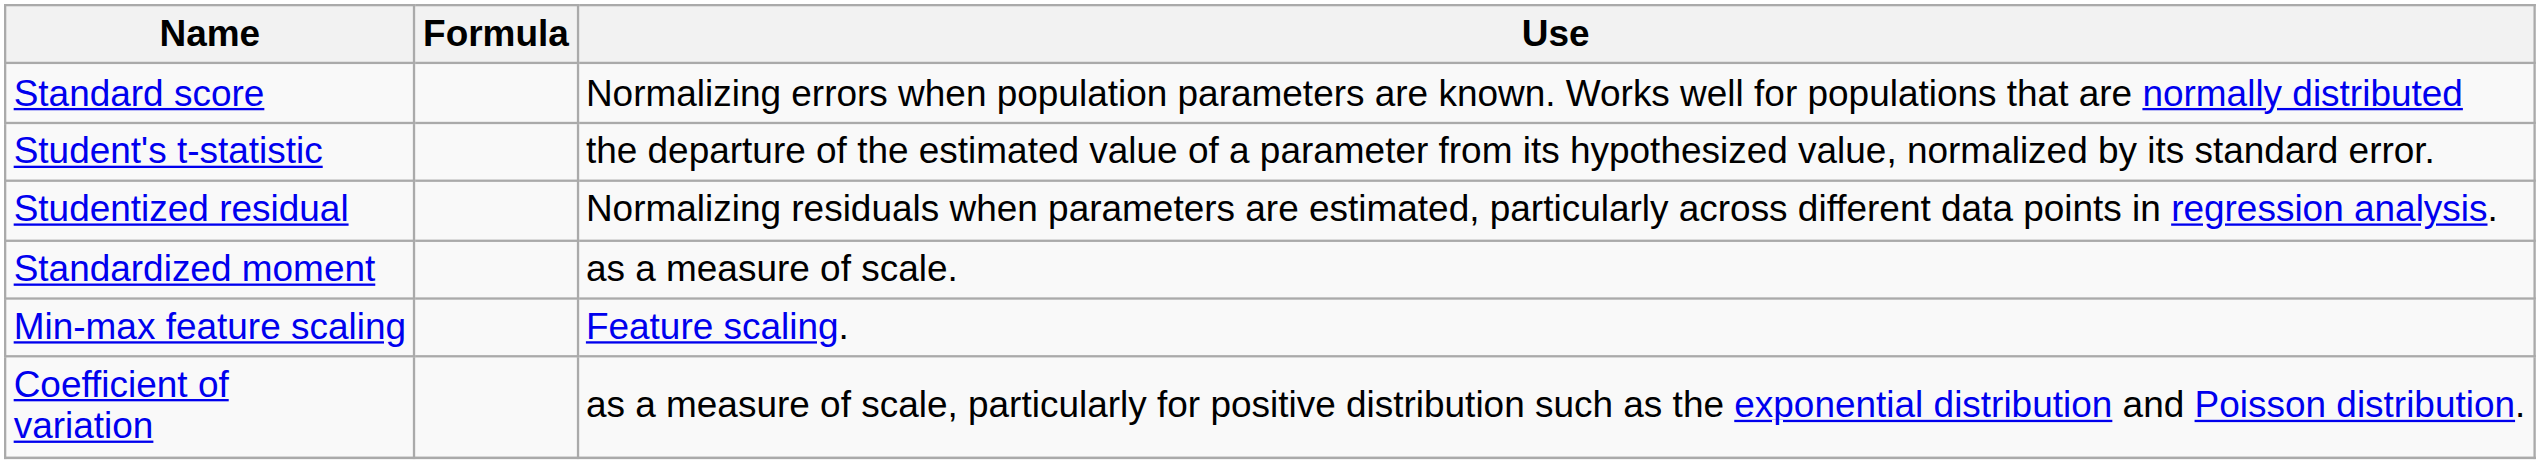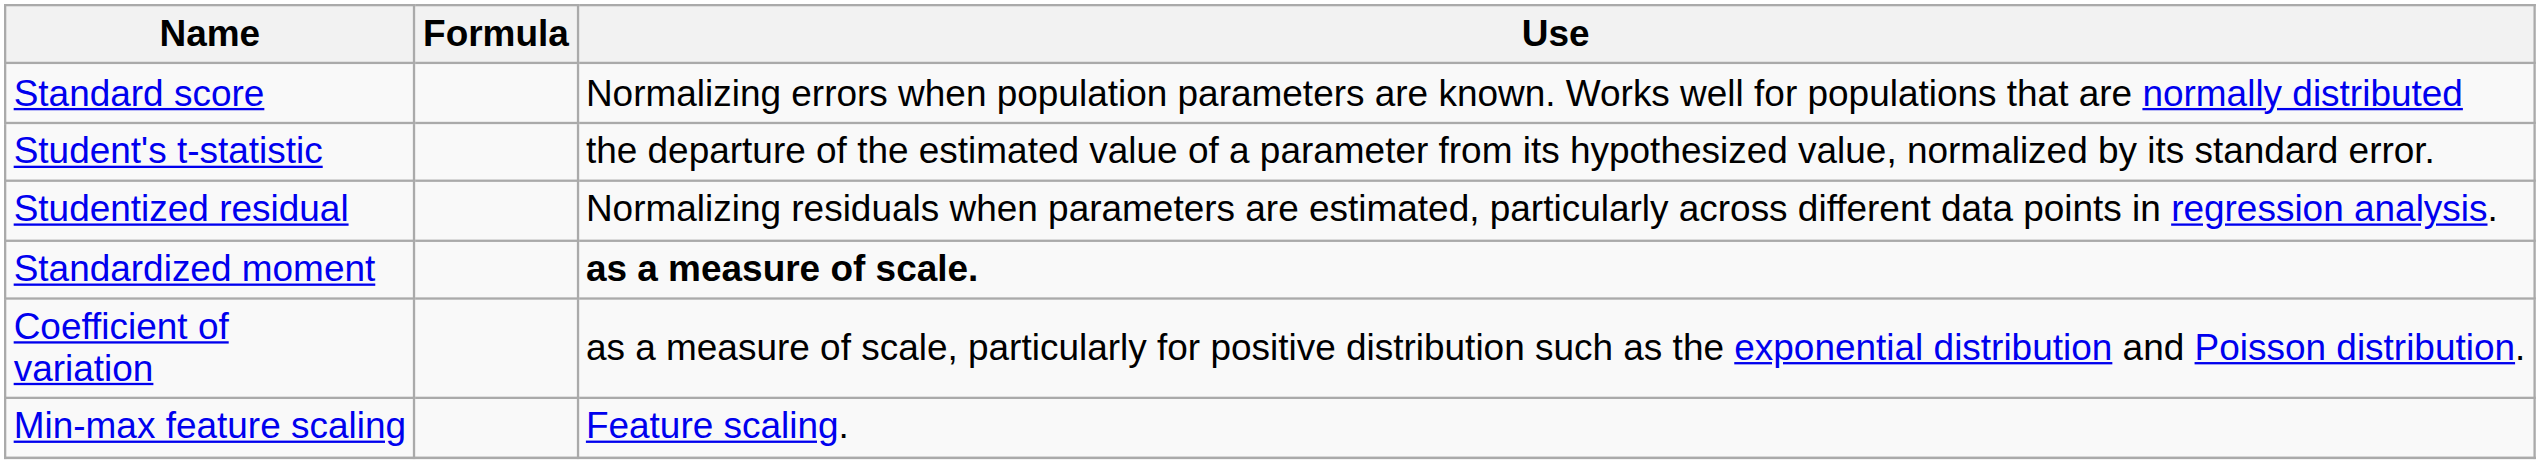(772, 268) normal -> (782, 268) bold
rows swapped: (121, 406) <-> (210, 326)
